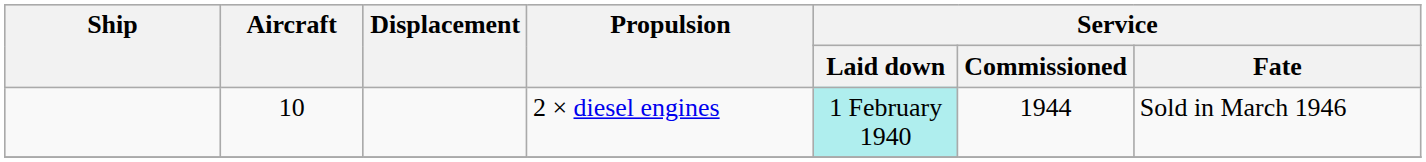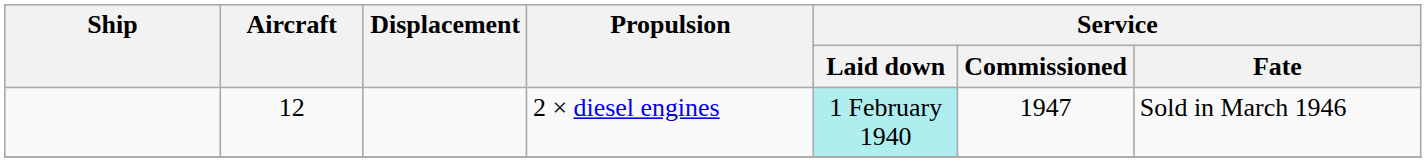(292, 107) 10 -> (292, 107) 12
(1046, 107) 1944 -> (1046, 107) 1947
